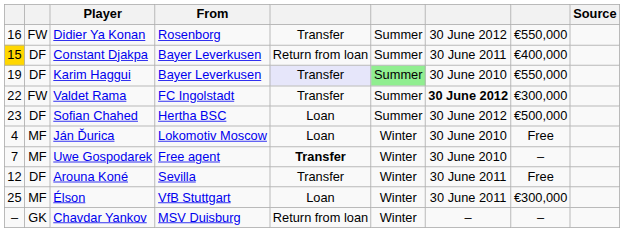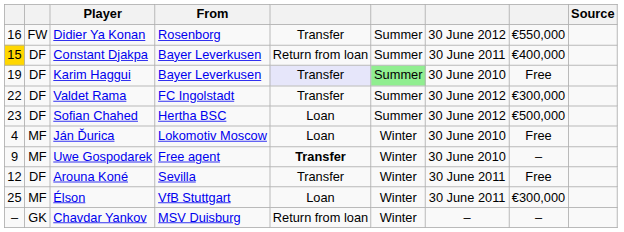(541, 75) €550,000 -> (539, 75) Free
(37, 95) FW -> (37, 95) DF
(468, 95) bold -> (467, 95) normal
(14, 156) 7 -> (14, 156) 9
